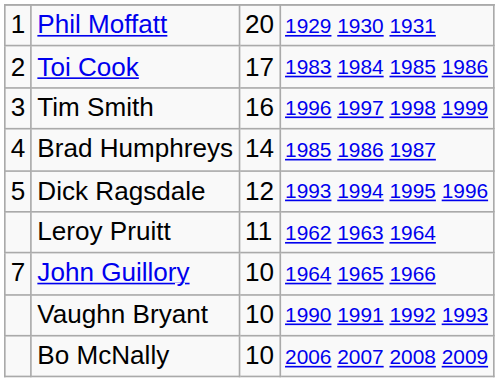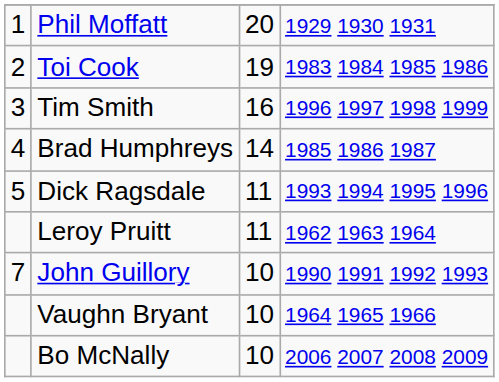(260, 66) 17 -> (260, 66) 19
(260, 190) 12 -> (259, 190) 11
(360, 274) 1964 1965 1966 -> (387, 274) 1990 1991 1992 1993
(387, 315) 1990 1991 1992 1993 -> (360, 315) 1964 1965 1966
